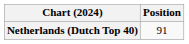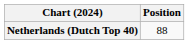(162, 30) 91 -> (162, 30) 88
